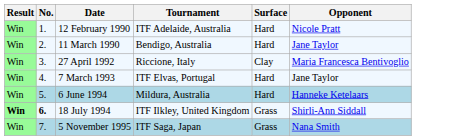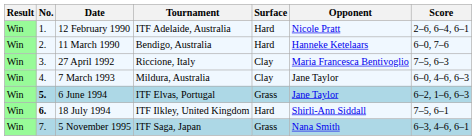+ column: (441, 12)
(315, 44) Jane Taylor -> (330, 44) Hanneke Ketelaars
(175, 77) ITF Elvas, Portugal -> (173, 77) Mildura, Australia
(264, 77) Hard -> (264, 77) Clay
(43, 94) normal -> (43, 94) bold
(173, 94) Mildura, Australia -> (175, 94) ITF Elvas, Portugal
(264, 94) Hard -> (266, 94) Grass
(330, 94) Hanneke Ketelaars -> (315, 94) Jane Taylor
(16, 110) bold -> (15, 110) normal
(266, 110) Grass -> (264, 110) Hard
